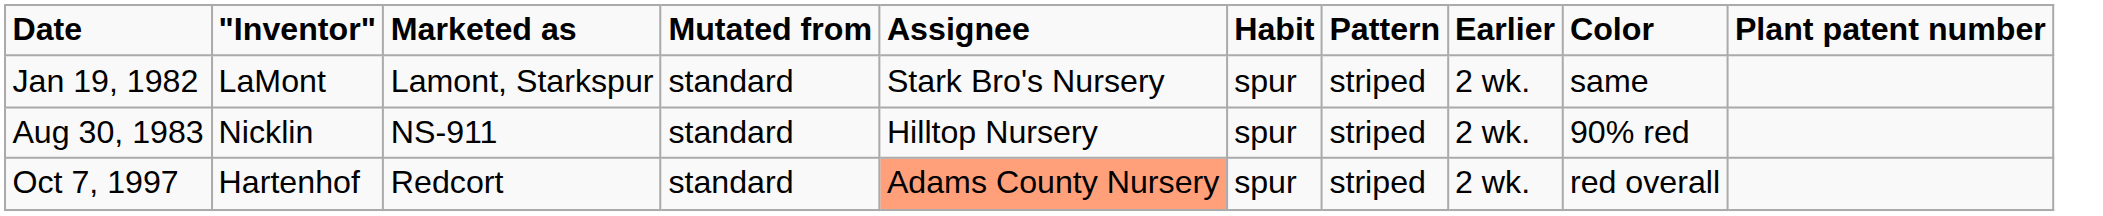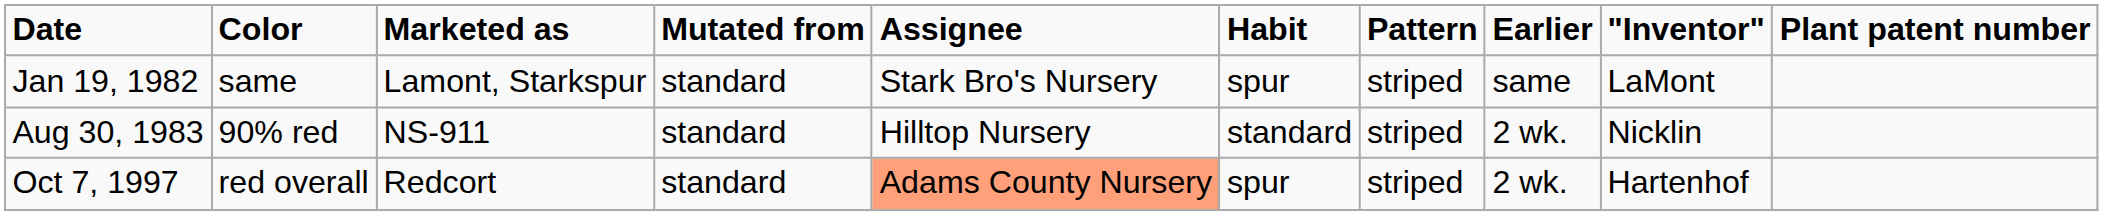columns swapped: (297, 30) <-> (1612, 30)
(1493, 81) 2 wk. -> (1532, 81) same
(1265, 132) spur -> (1290, 132) standard
